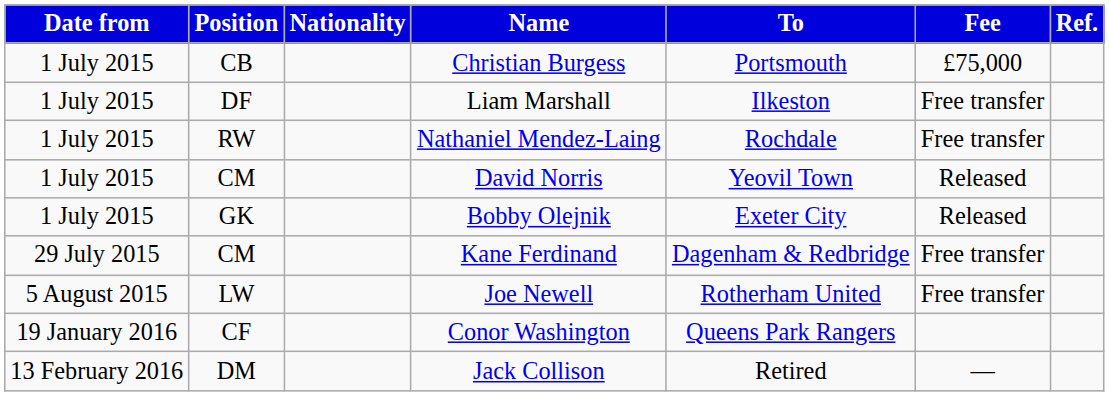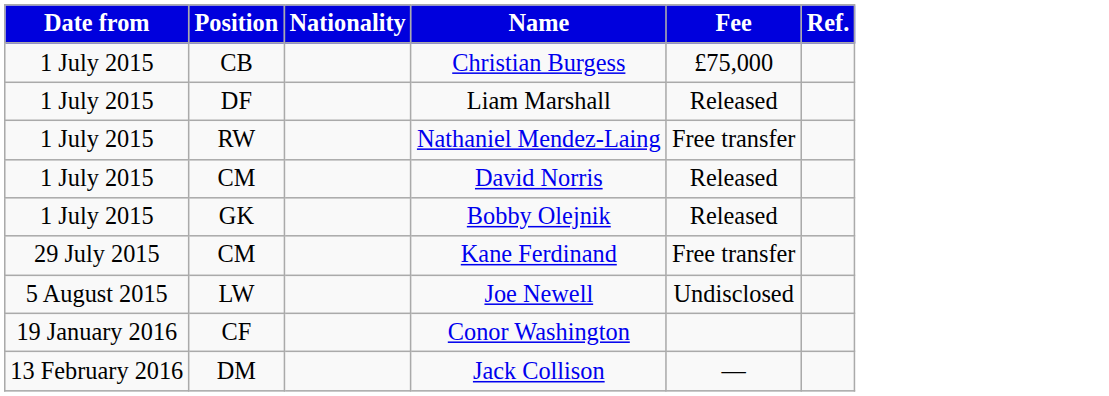- column: (791, 23)
(983, 100) Free transfer -> (734, 100) Released
(983, 293) Free transfer -> (734, 293) Undisclosed
